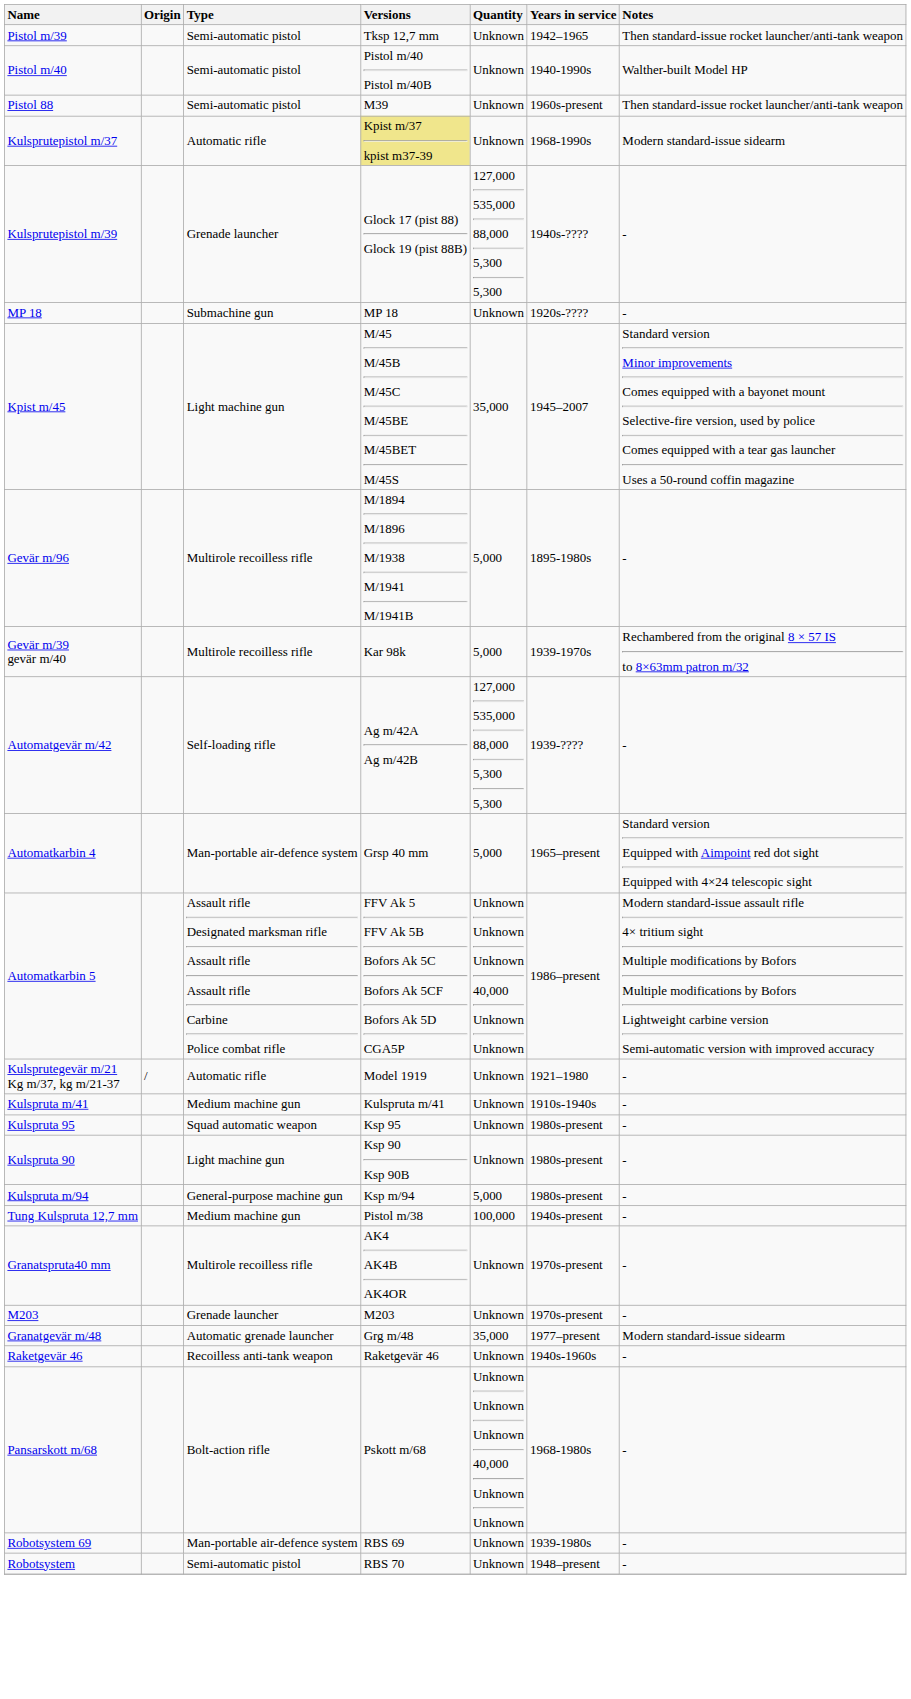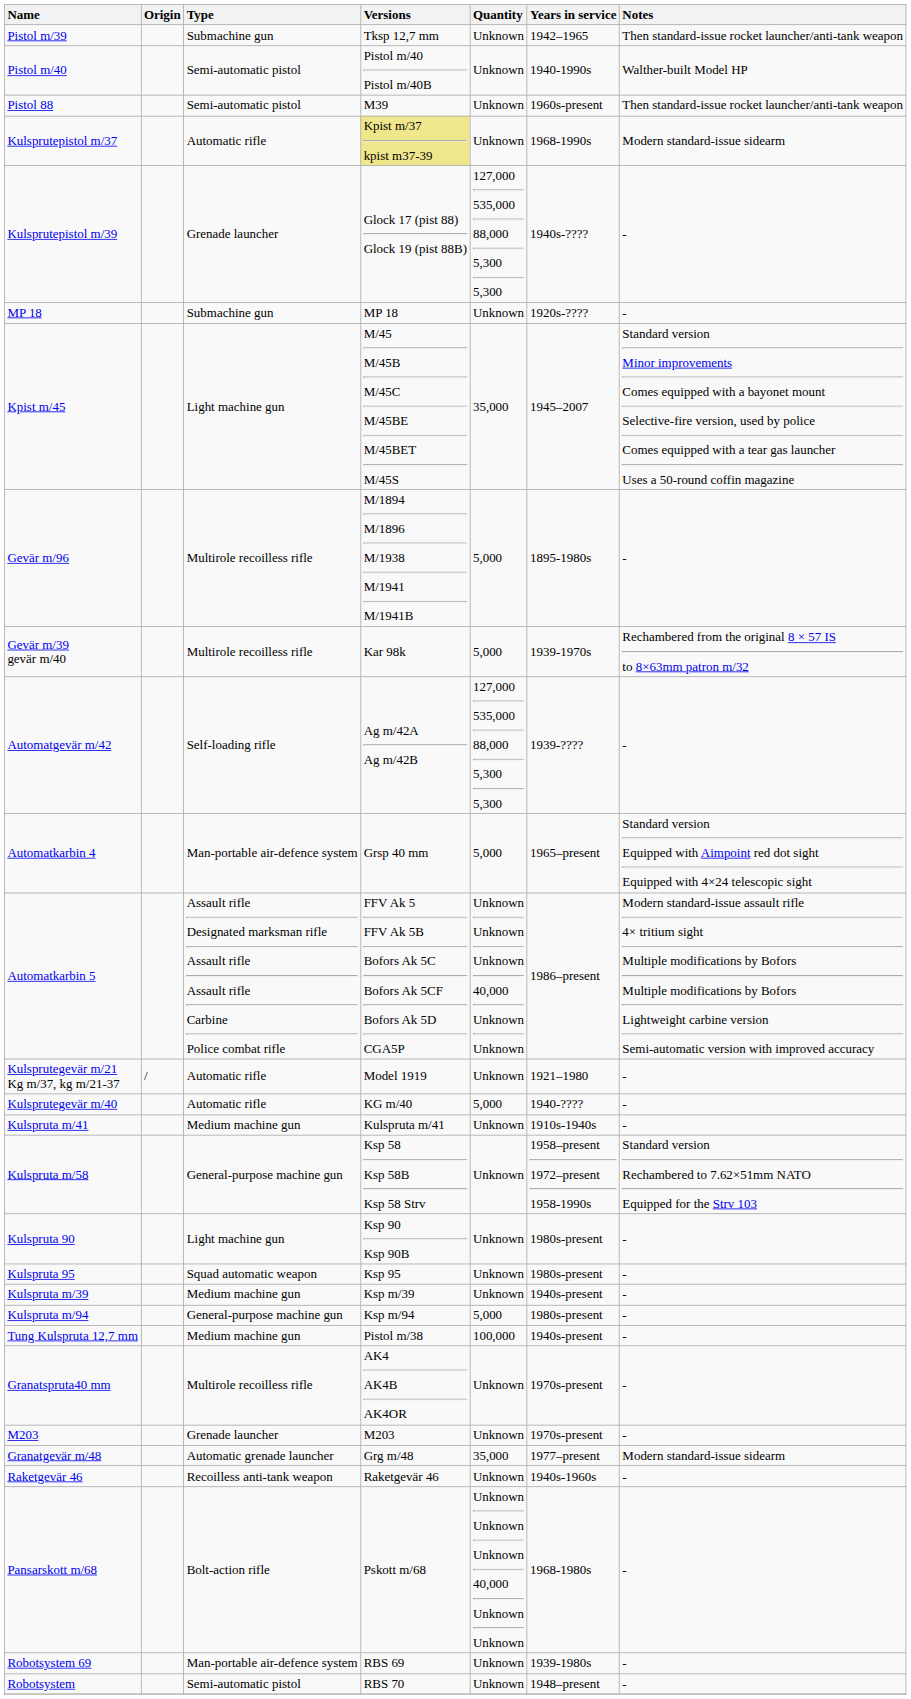(244, 35) Semi-automatic pistol -> (230, 35) Submachine gun
+ row: (62, 1104)
+ row: (48, 1174)
rows swapped: (41, 1160) <-> (41, 1124)
+ row: (48, 1294)
